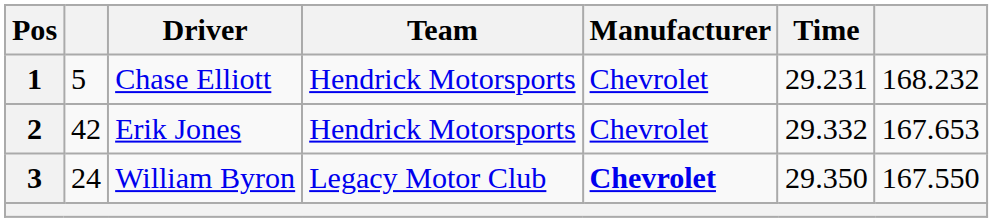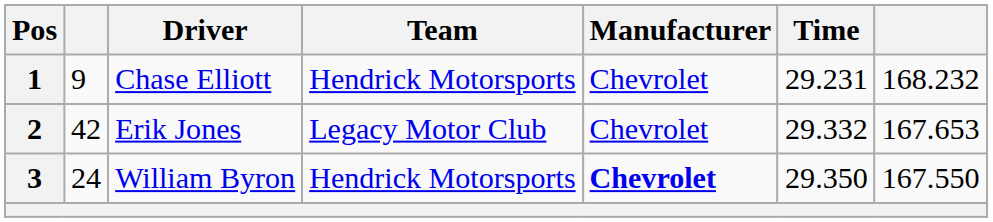(79, 79) 5 -> (79, 79) 9
(442, 128) Hendrick Motorsports -> (428, 128) Legacy Motor Club
(428, 178) Legacy Motor Club -> (442, 178) Hendrick Motorsports
